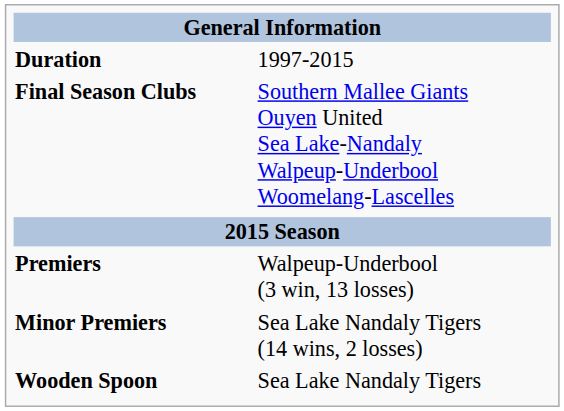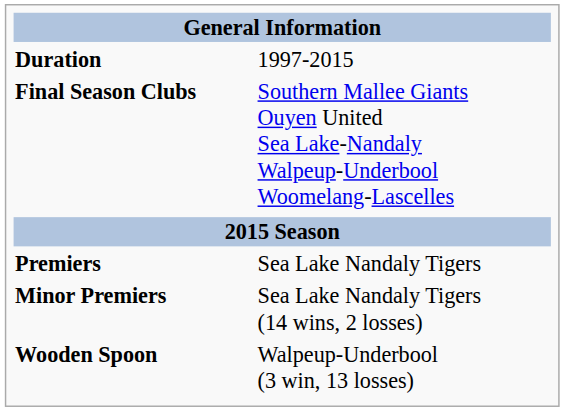(348, 276) Walpeup-Underbool (3 win, 13 losses) -> (369, 263) Sea Lake Nandaly Tigers
(369, 380) Sea Lake Nandaly Tigers -> (348, 367) Walpeup-Underbool (3 win, 13 losses)
